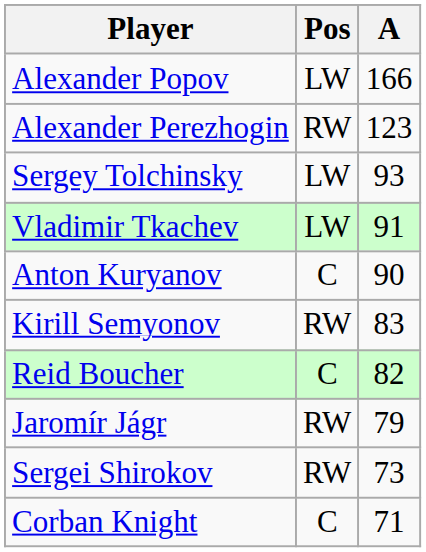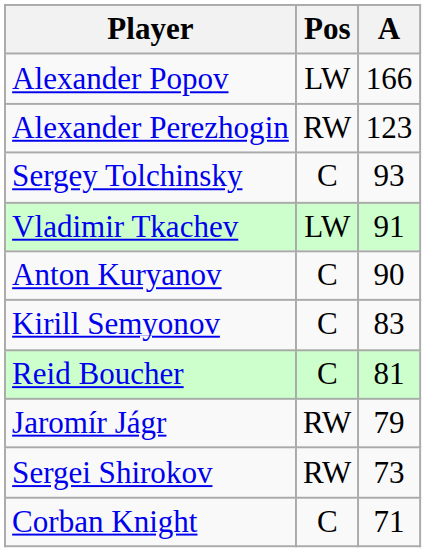(327, 176) LW -> (327, 176) C
(327, 324) RW -> (327, 324) C
(389, 373) 82 -> (389, 373) 81
